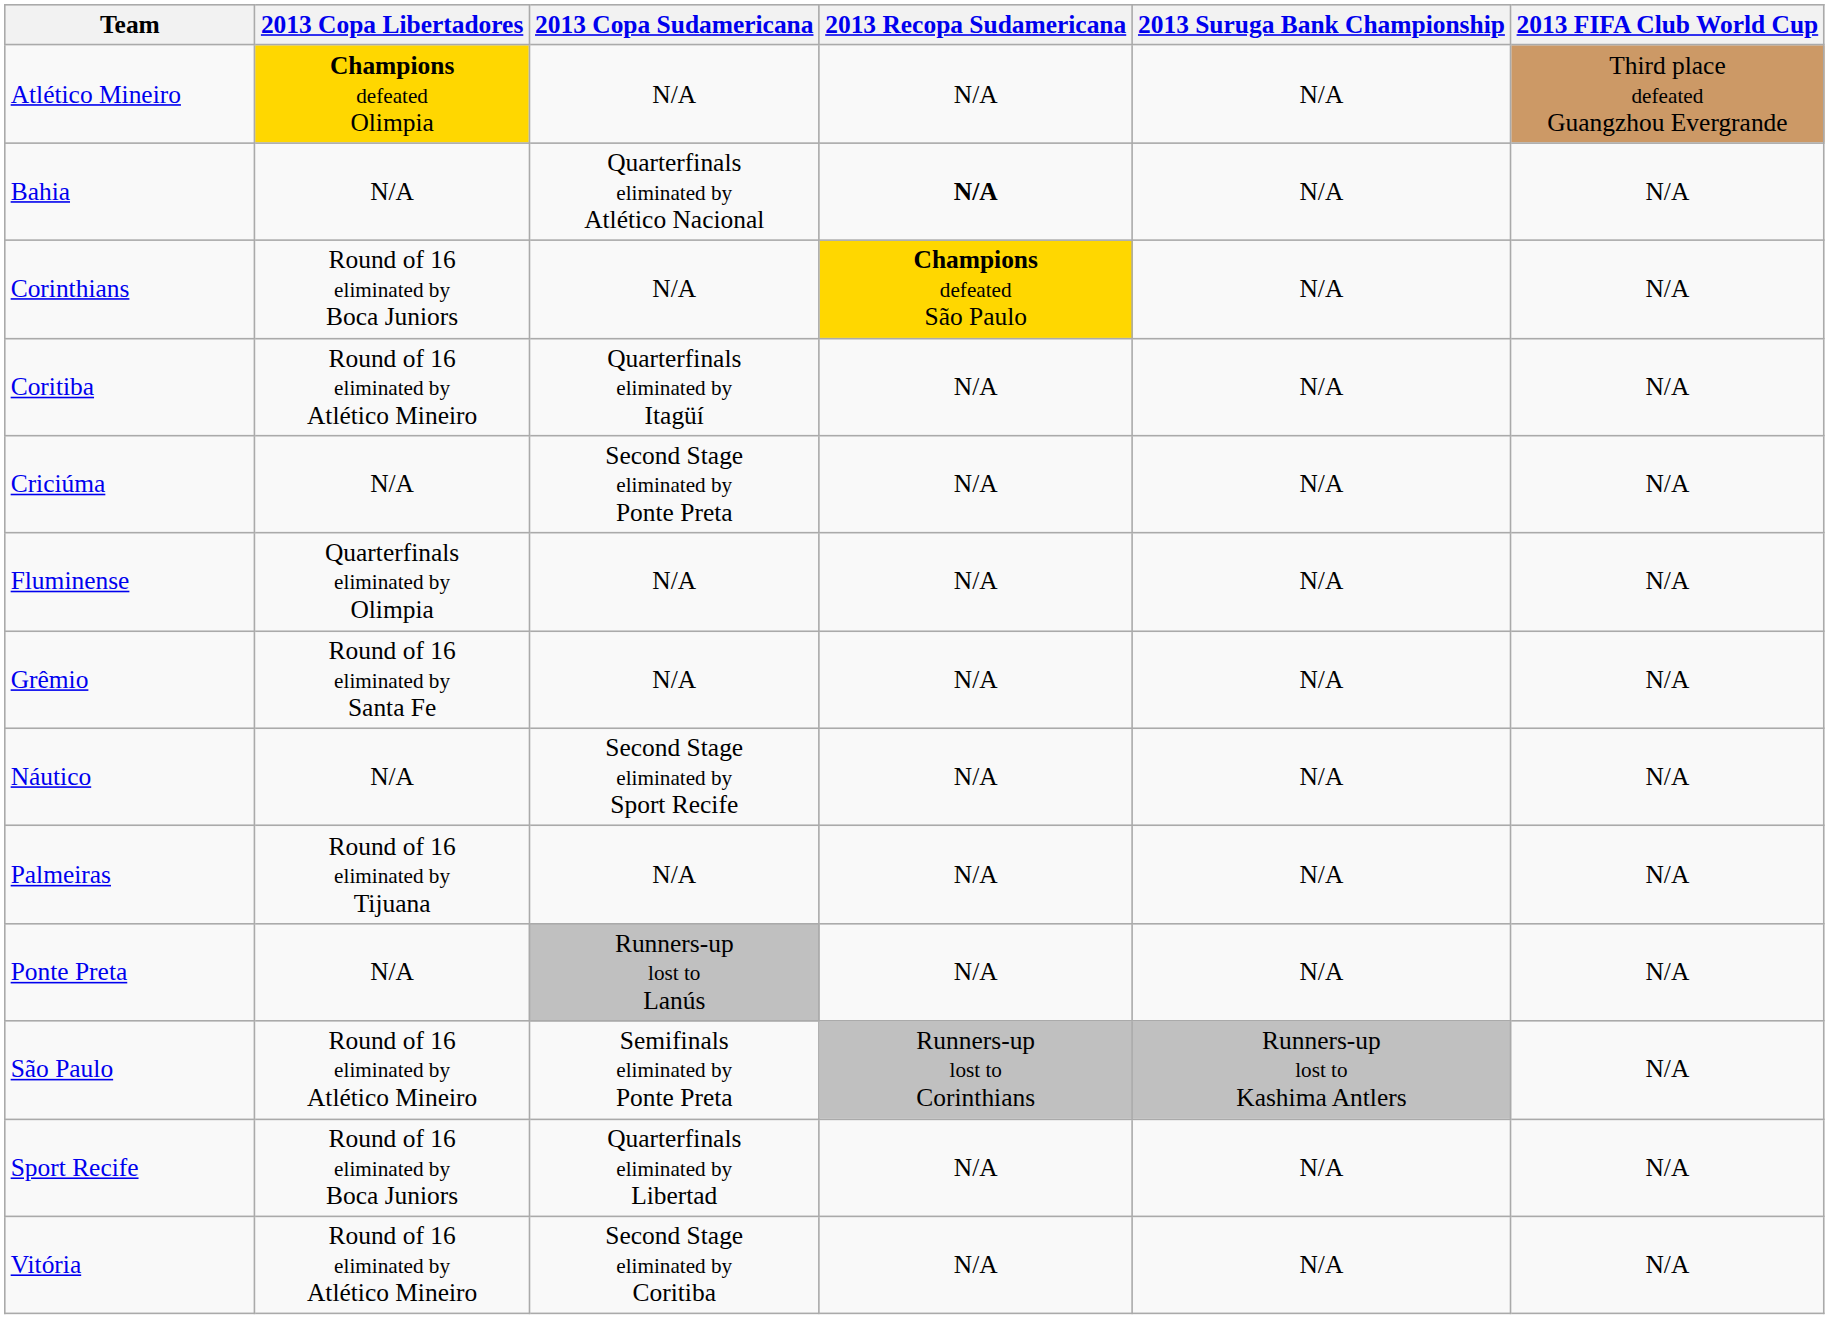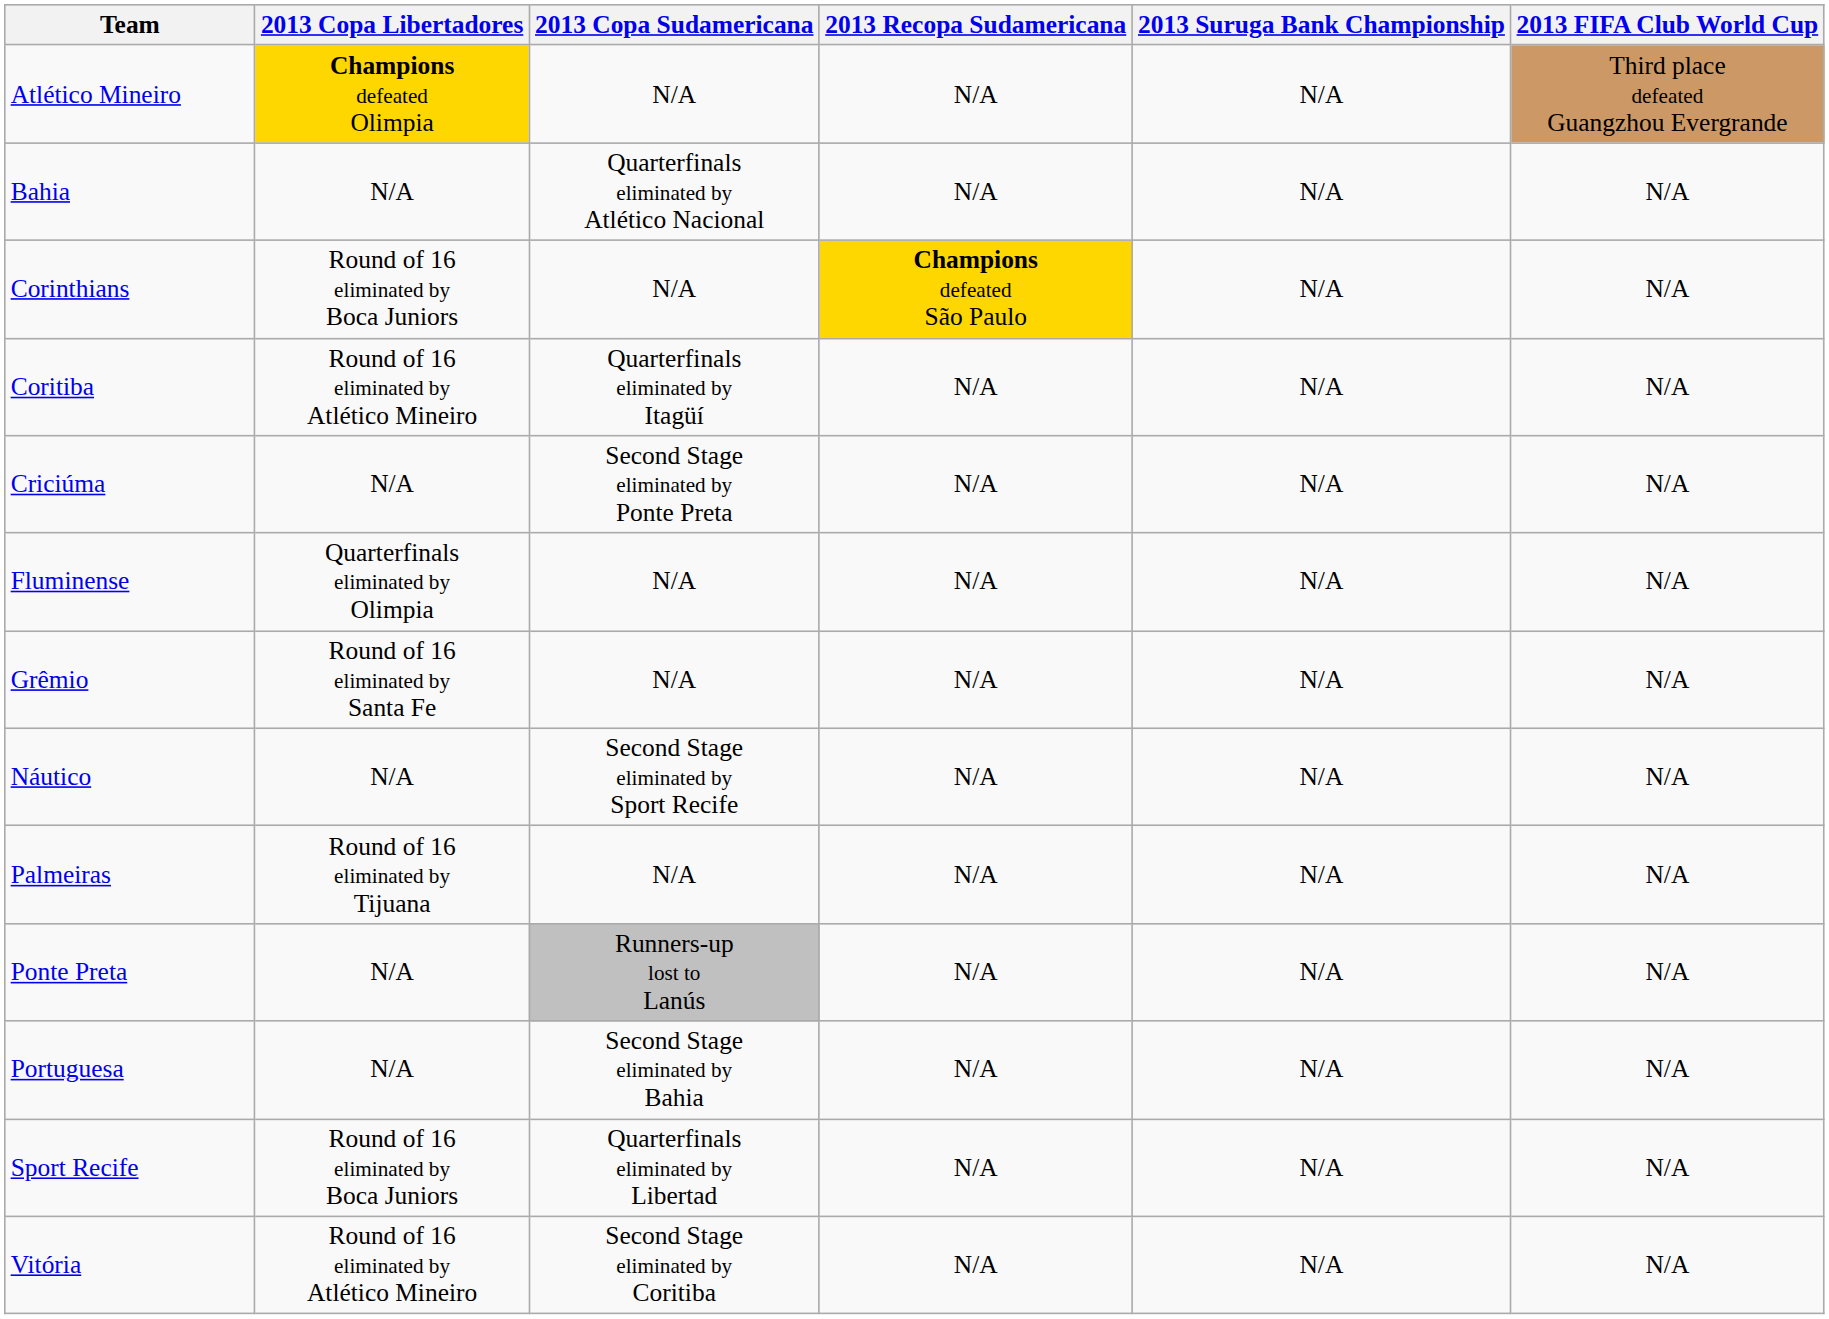(976, 191) bold -> (976, 191) normal
+ row: (67, 1069)
- row: (62, 1069)
